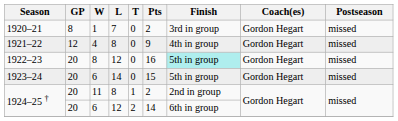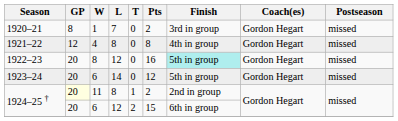(148, 44) 9 -> (148, 44) 8
(151, 76) 15 -> (151, 76) 12
(73, 92) no background -> (73, 92) lightyellow background
(151, 108) 14 -> (151, 108) 15
